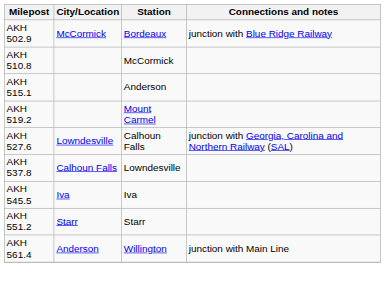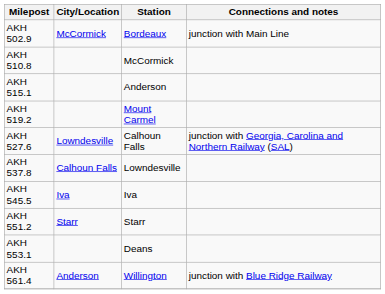(260, 33) junction with Blue Ridge Railway -> (239, 33) junction with Main Line
+ row: (19, 248)
(239, 248) junction with Main Line -> (260, 275) junction with Blue Ridge Railway
